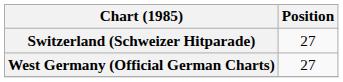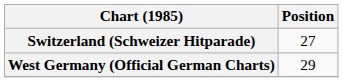(308, 64) 27 -> (308, 64) 29
